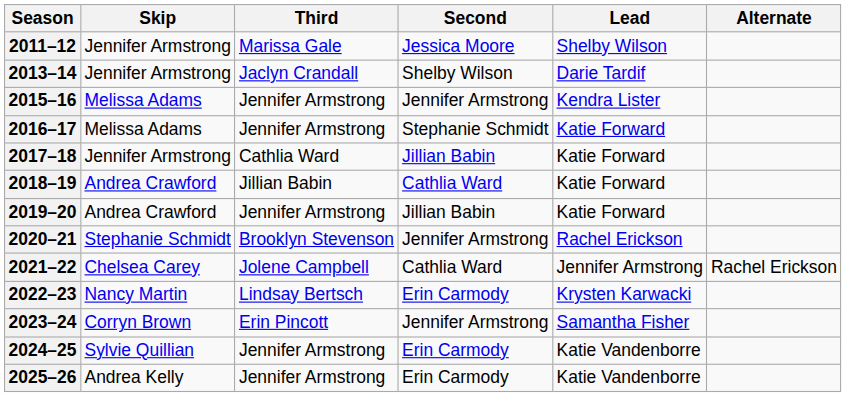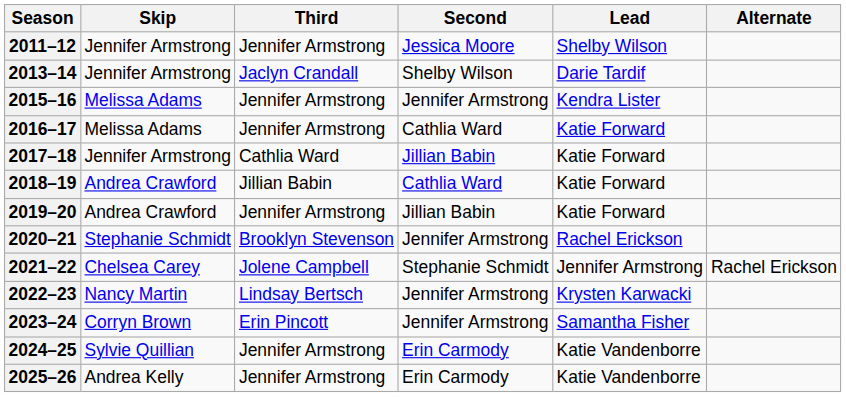(290, 45) Marissa Gale -> (312, 45) Jennifer Armstrong
(475, 128) Stephanie Schmidt -> (452, 128) Cathlia Ward
(452, 267) Cathlia Ward -> (475, 267) Stephanie Schmidt
(455, 294) Erin Carmody -> (475, 294) Jennifer Armstrong
